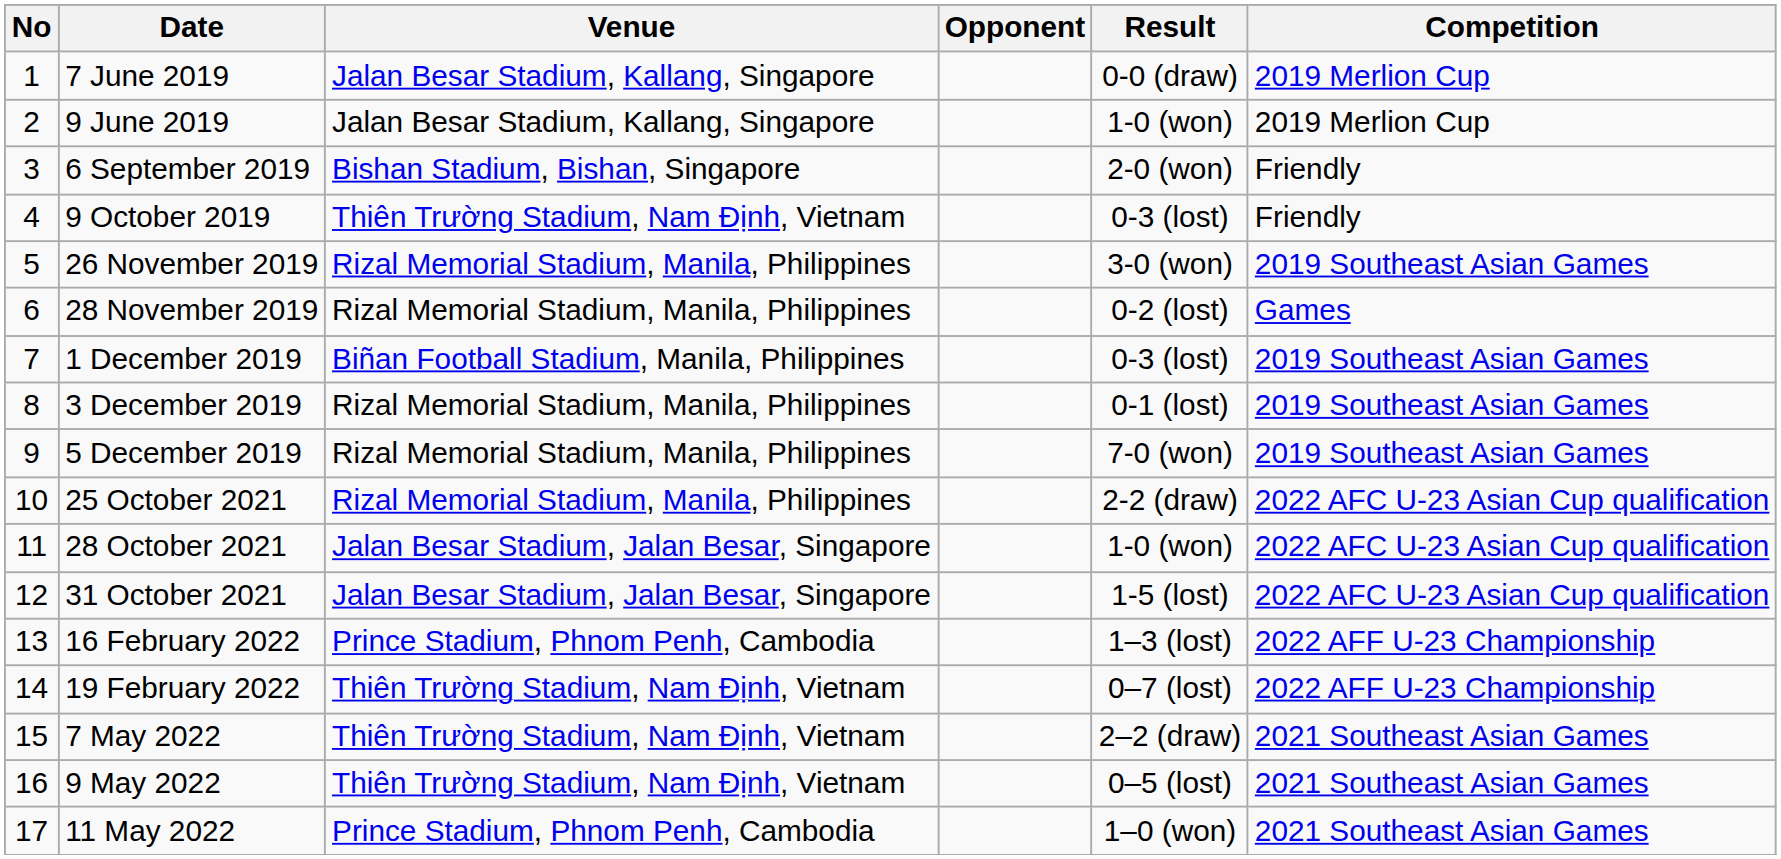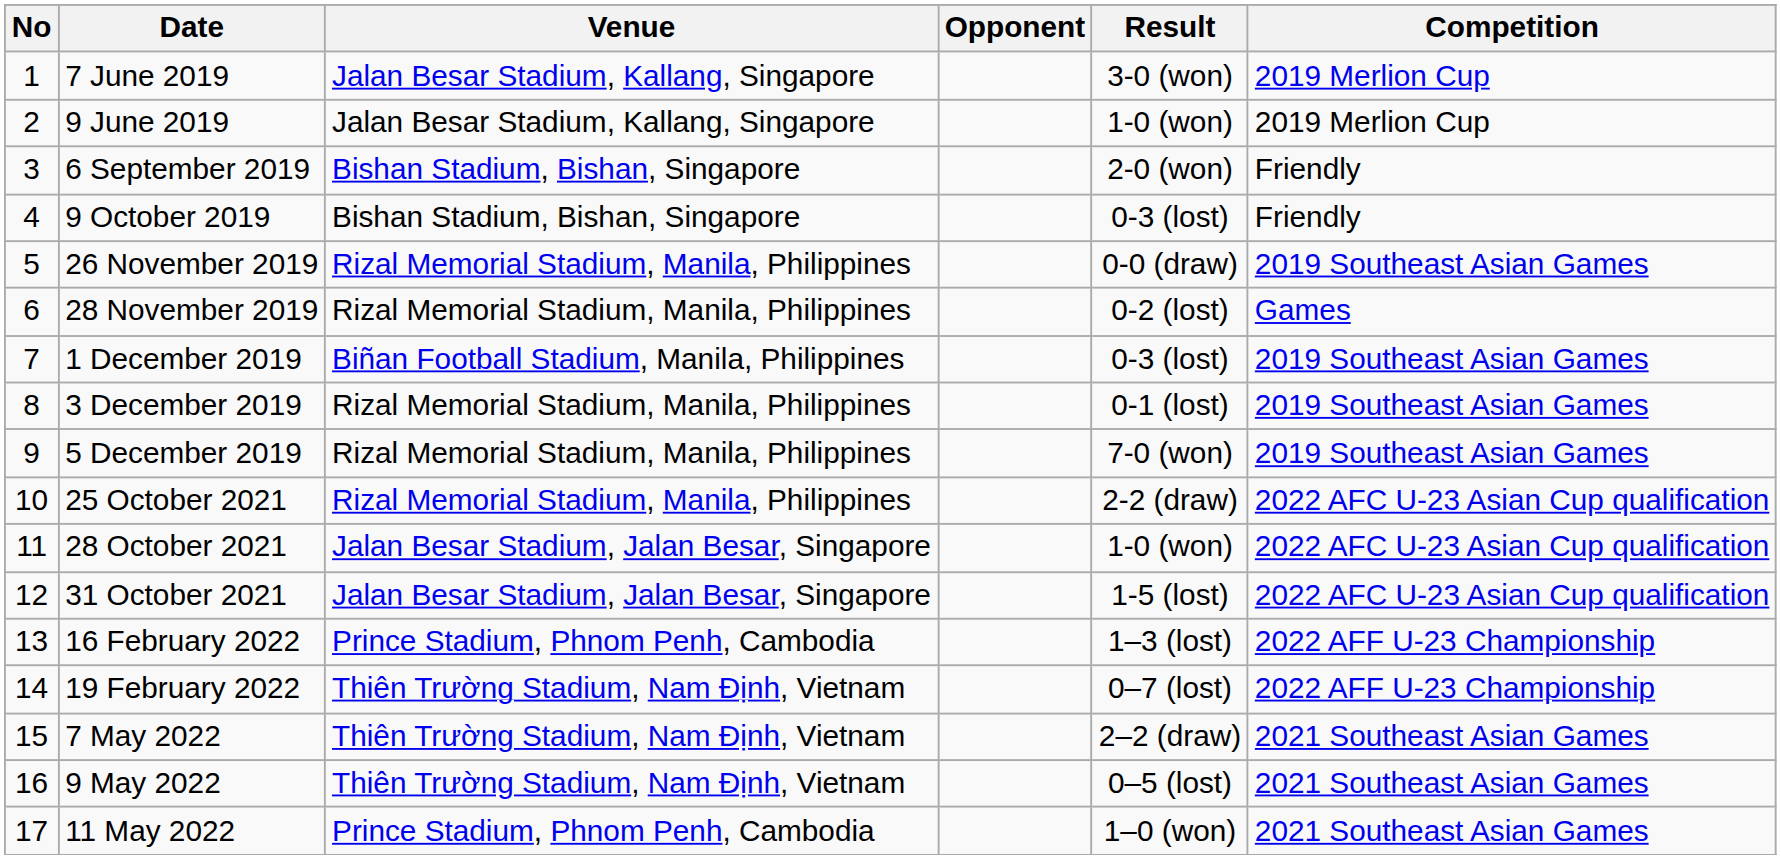(1170, 75) 0-0 (draw) -> (1170, 75) 3-0 (won)
(619, 216) Thiên Trường Stadium, Nam Định, Vietnam -> (566, 216) Bishan Stadium, Bishan, Singapore
(1170, 264) 3-0 (won) -> (1170, 264) 0-0 (draw)
